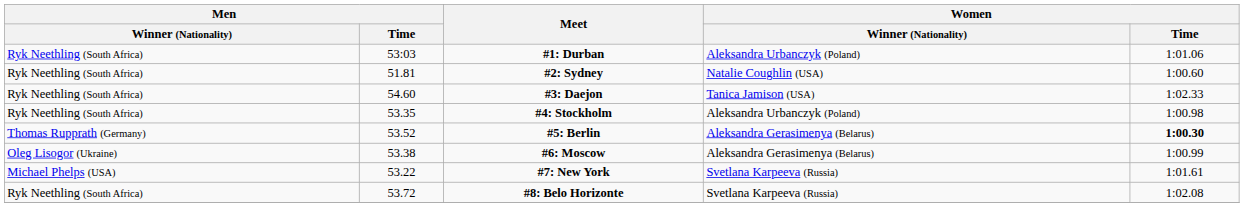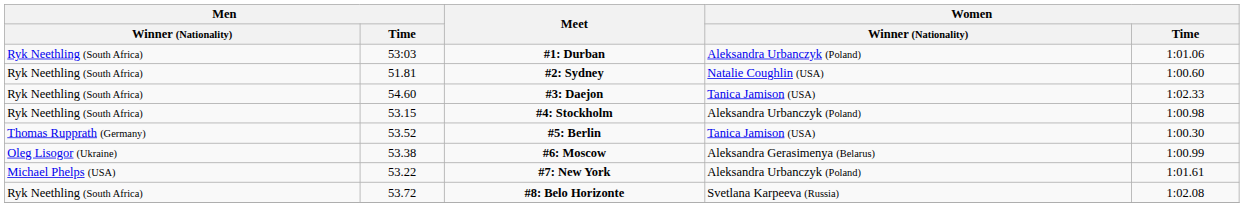(402, 113) 53.35 -> (402, 113) 53.15
(790, 133) Aleksandra Gerasimenya (Belarus) -> (761, 133) Tanica Jamison (USA)
(1185, 133) bold -> (1185, 133) normal
(772, 172) Svetlana Karpeeva (Russia) -> (784, 172) Aleksandra Urbanczyk (Poland)
